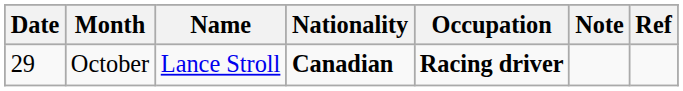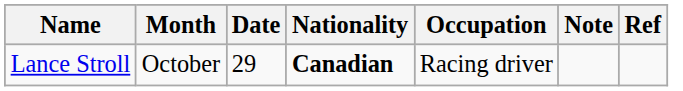columns swapped: (35, 24) <-> (221, 24)
(492, 64) bold -> (486, 64) normal
